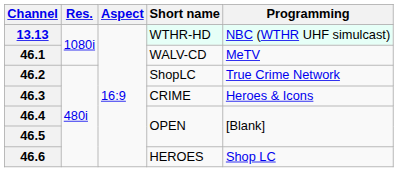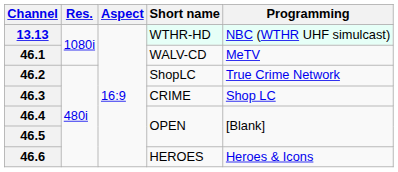(270, 95) Heroes & Icons -> (251, 95) Shop LC
(251, 156) Shop LC -> (270, 156) Heroes & Icons
